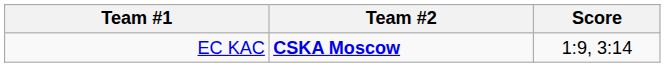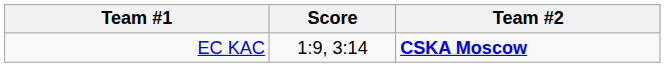columns swapped: (597, 18) <-> (401, 18)
